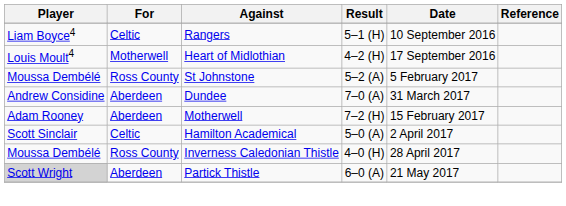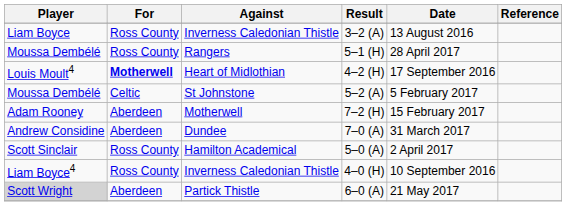+ row: (364, 33)
(41, 34) Liam Boyce4 -> (54, 52) Moussa Dembélé
(125, 34) Celtic -> (144, 52) Ross County
(443, 34) 10 September 2016 -> (425, 52) 28 April 2017
(139, 56) normal -> (141, 72) bold
(144, 77) Ross County -> (125, 93) Celtic
rows swapped: (364, 115) <-> (364, 96)
(125, 134) Celtic -> (144, 150) Ross County
(54, 153) Moussa Dembélé -> (41, 171) Liam Boyce4
(425, 153) 28 April 2017 -> (443, 171) 10 September 2016
